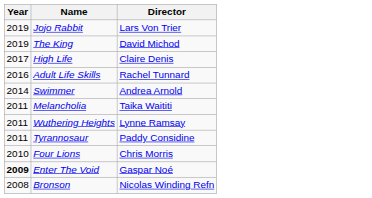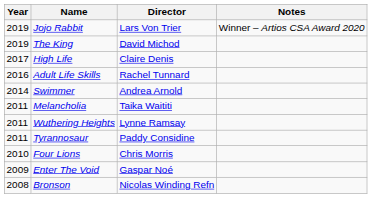+ column: (292, 12)
(18, 169) bold -> (18, 169) normal
